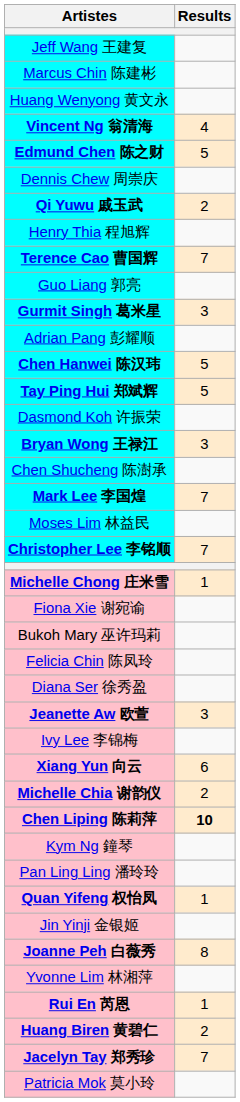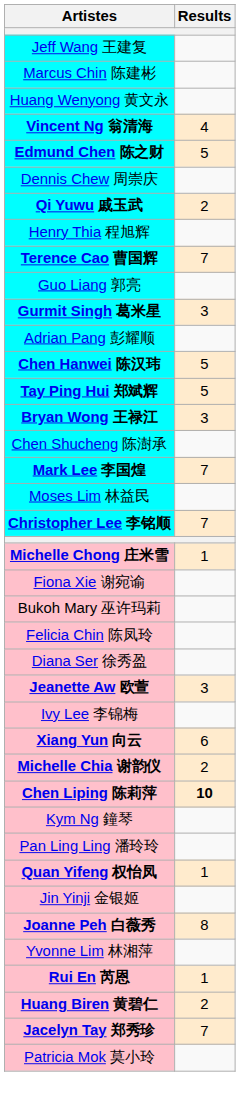- row: (89, 417)
